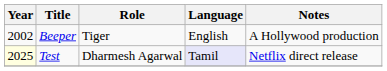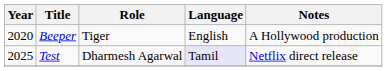(20, 35) 2002 -> (20, 35) 2020
(20, 55) lightyellow background -> (20, 55) no background
